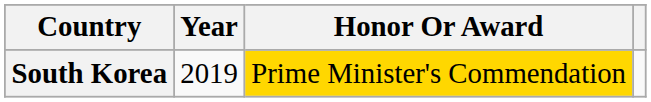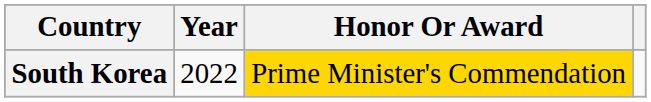(209, 73) 2019 -> (209, 73) 2022
